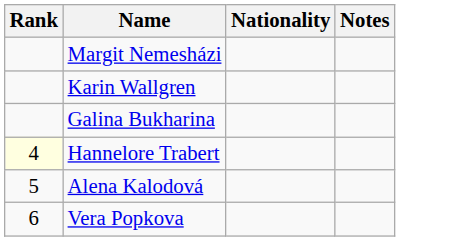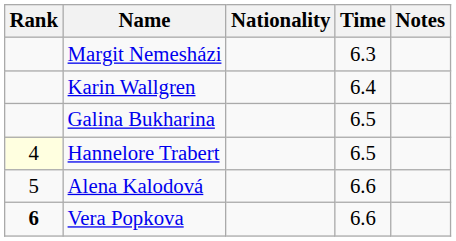+ column: (363, 20)
(34, 218) normal -> (34, 218) bold
